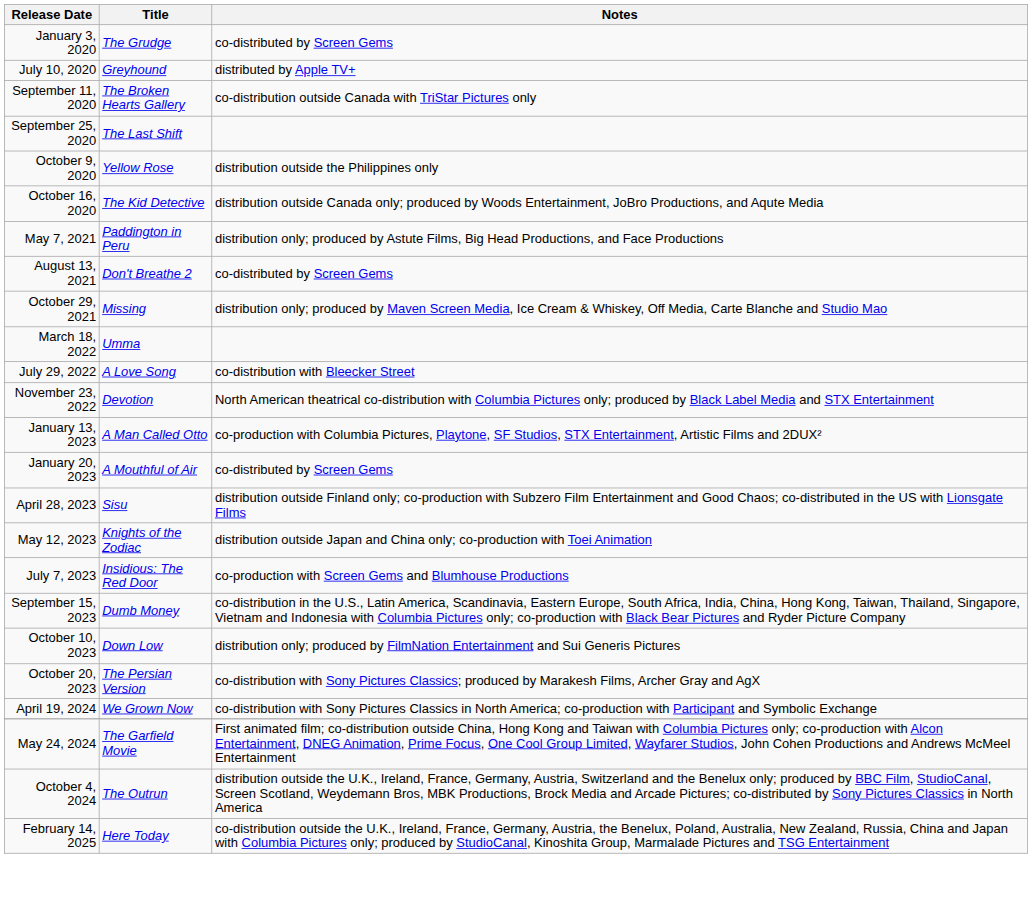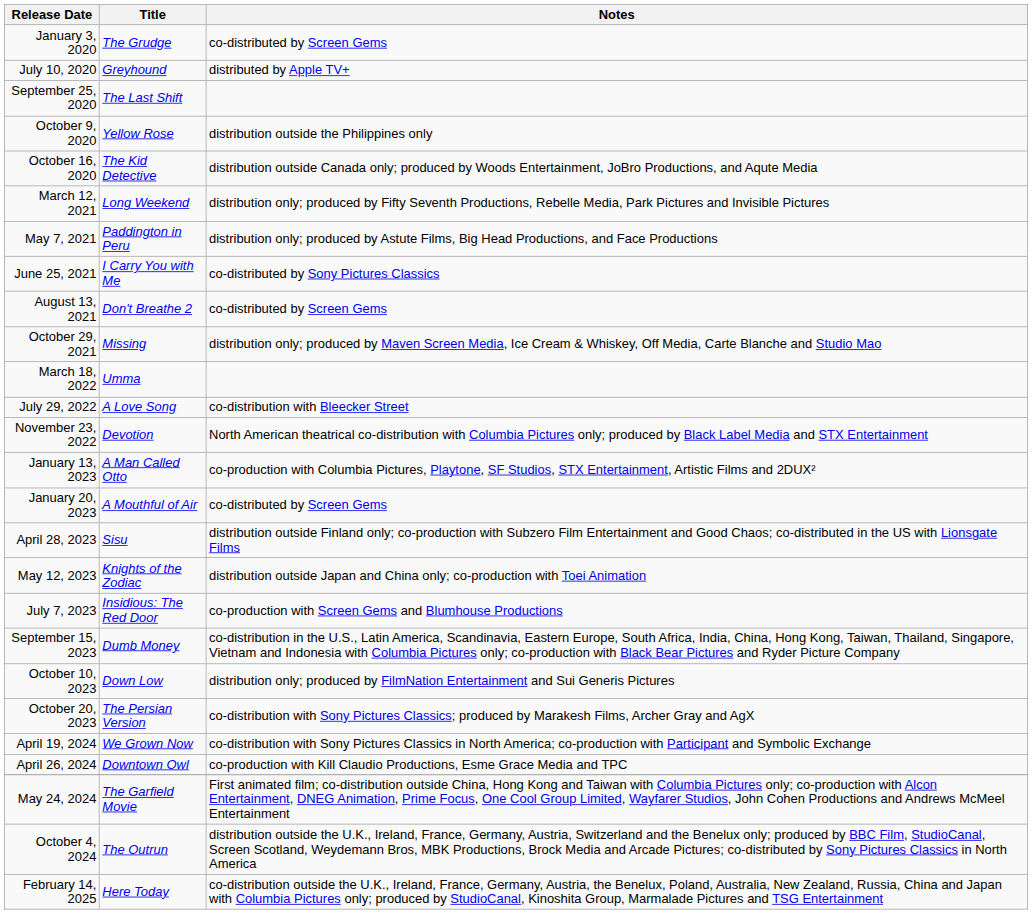- row: (54, 98)
+ row: (68, 203)
+ row: (55, 273)
+ row: (56, 764)
